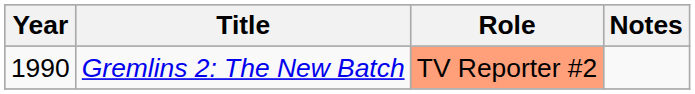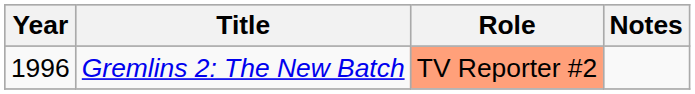(40, 67) 1990 -> (40, 67) 1996
